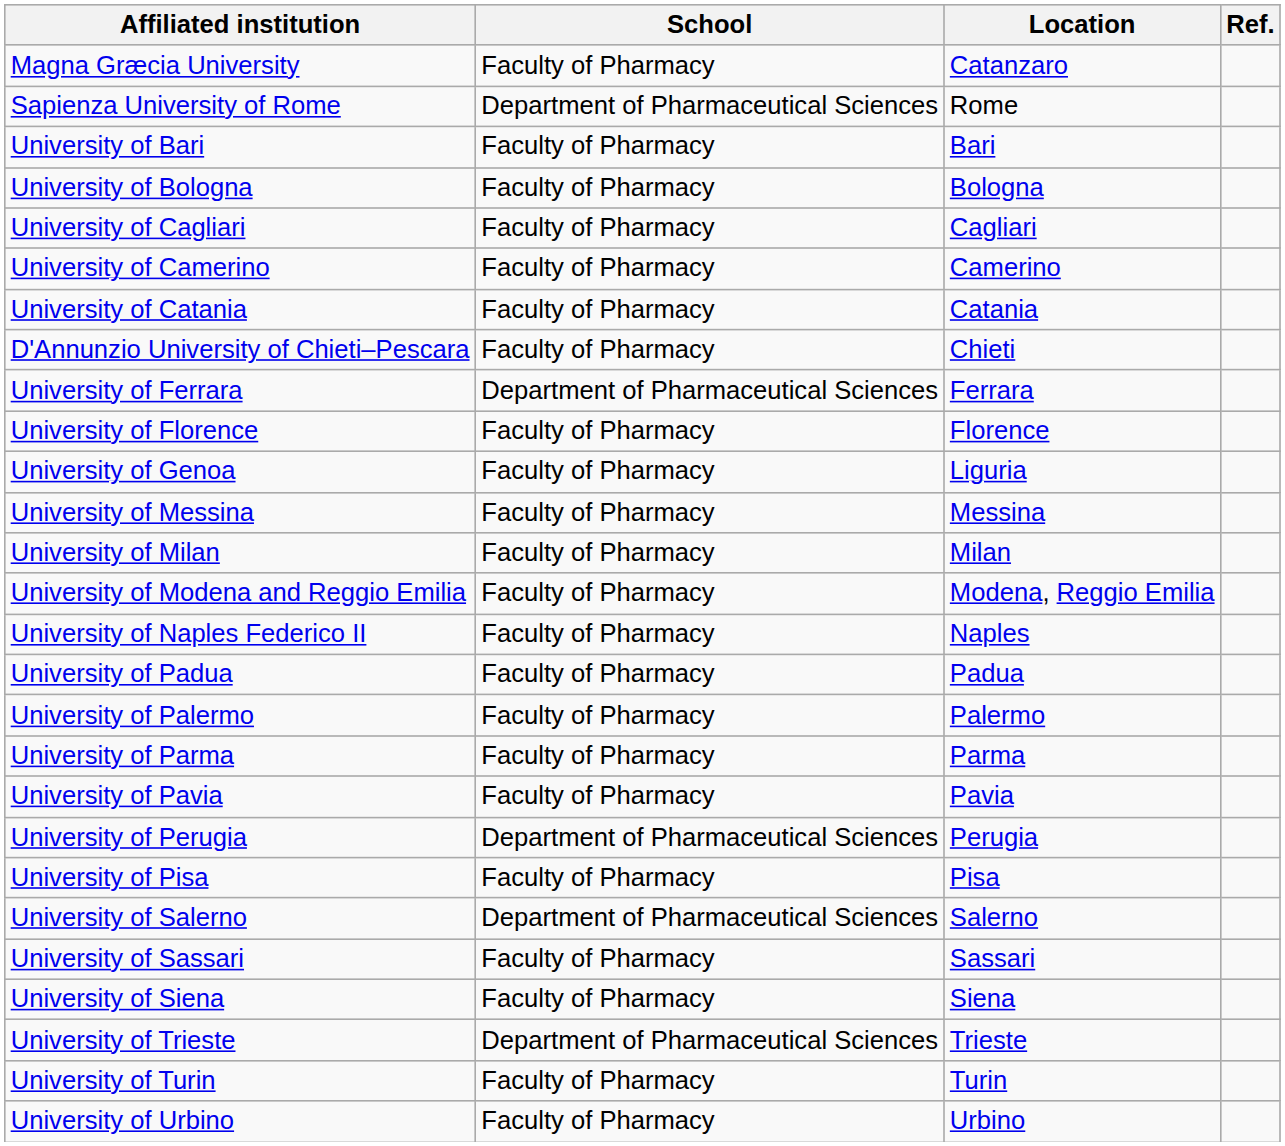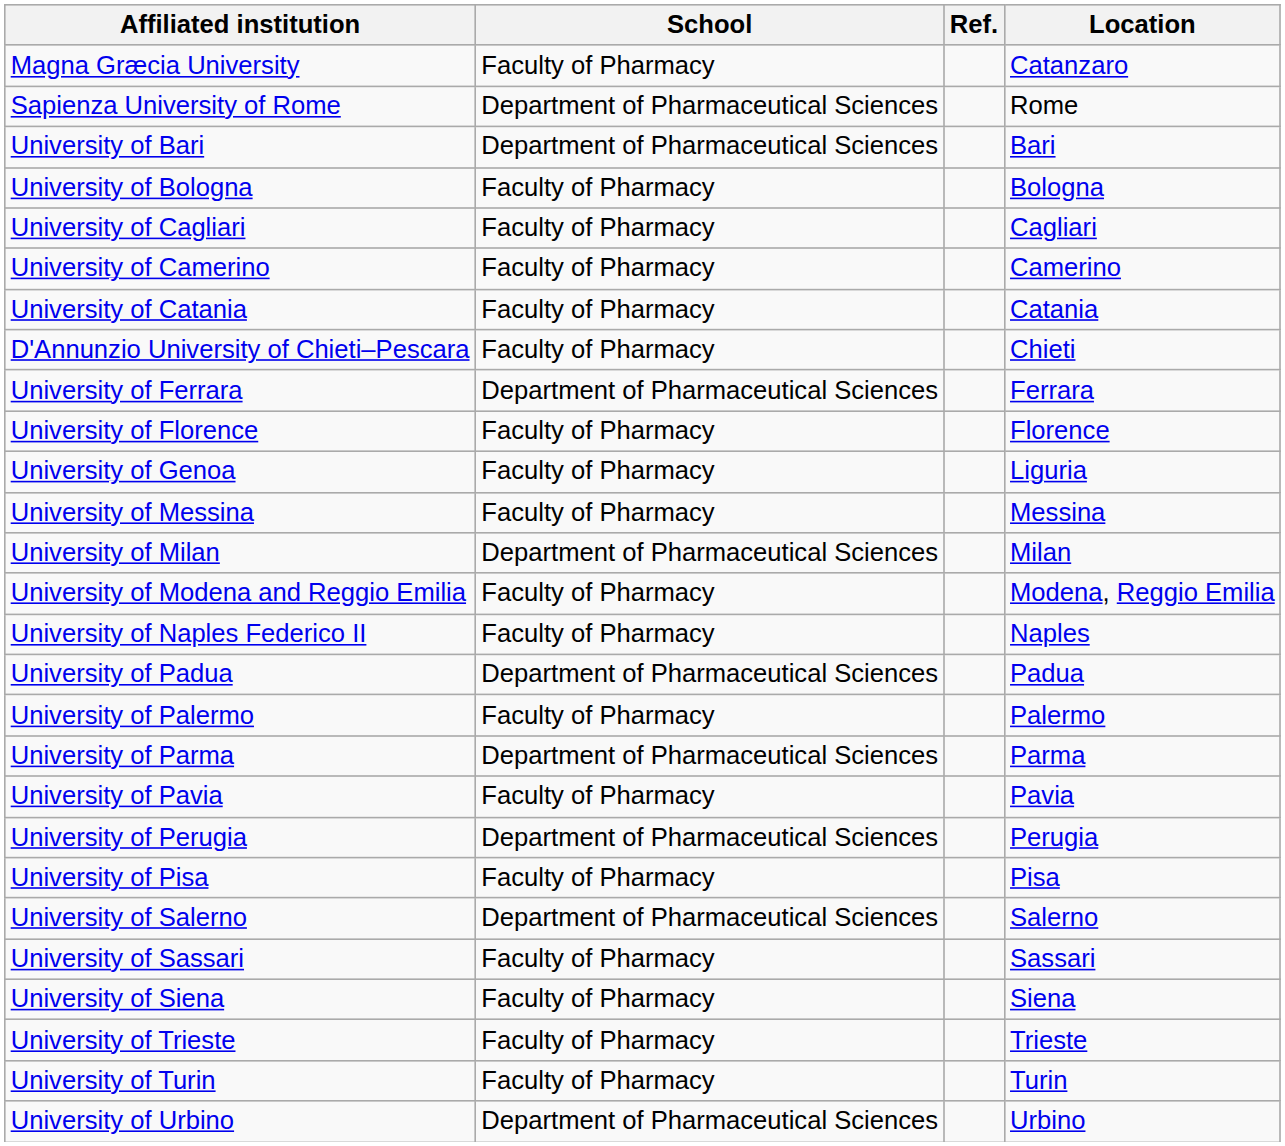columns swapped: (1082, 24) <-> (1251, 24)
(598, 146) Faculty of Pharmacy -> (710, 146) Department of Pharmaceutical Sciences
(598, 552) Faculty of Pharmacy -> (710, 552) Department of Pharmaceutical Sciences
(598, 674) Faculty of Pharmacy -> (710, 674) Department of Pharmaceutical Sciences
(598, 755) Faculty of Pharmacy -> (710, 755) Department of Pharmaceutical Sciences
(710, 1039) Department of Pharmaceutical Sciences -> (598, 1039) Faculty of Pharmacy
(598, 1120) Faculty of Pharmacy -> (710, 1120) Department of Pharmaceutical Sciences
